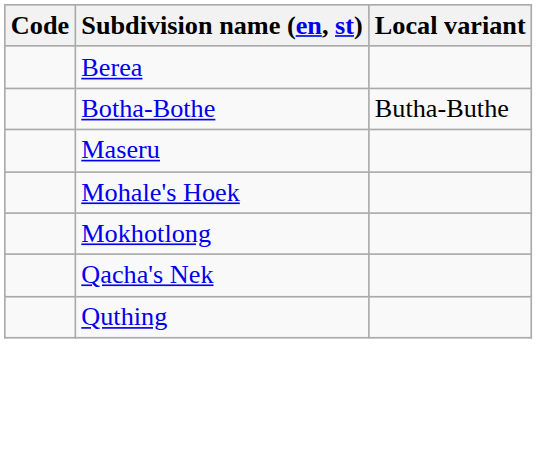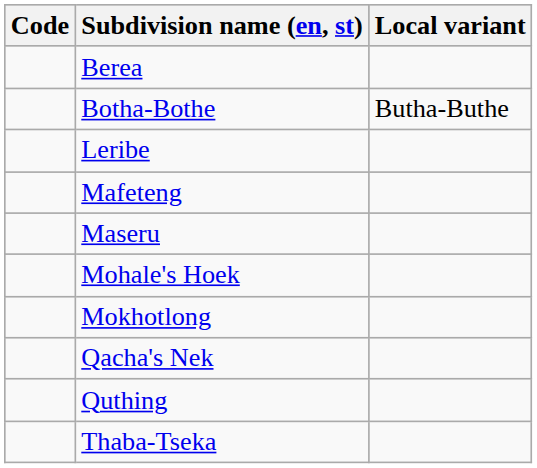+ row: (116, 150)
+ row: (132, 191)
+ row: (149, 441)
